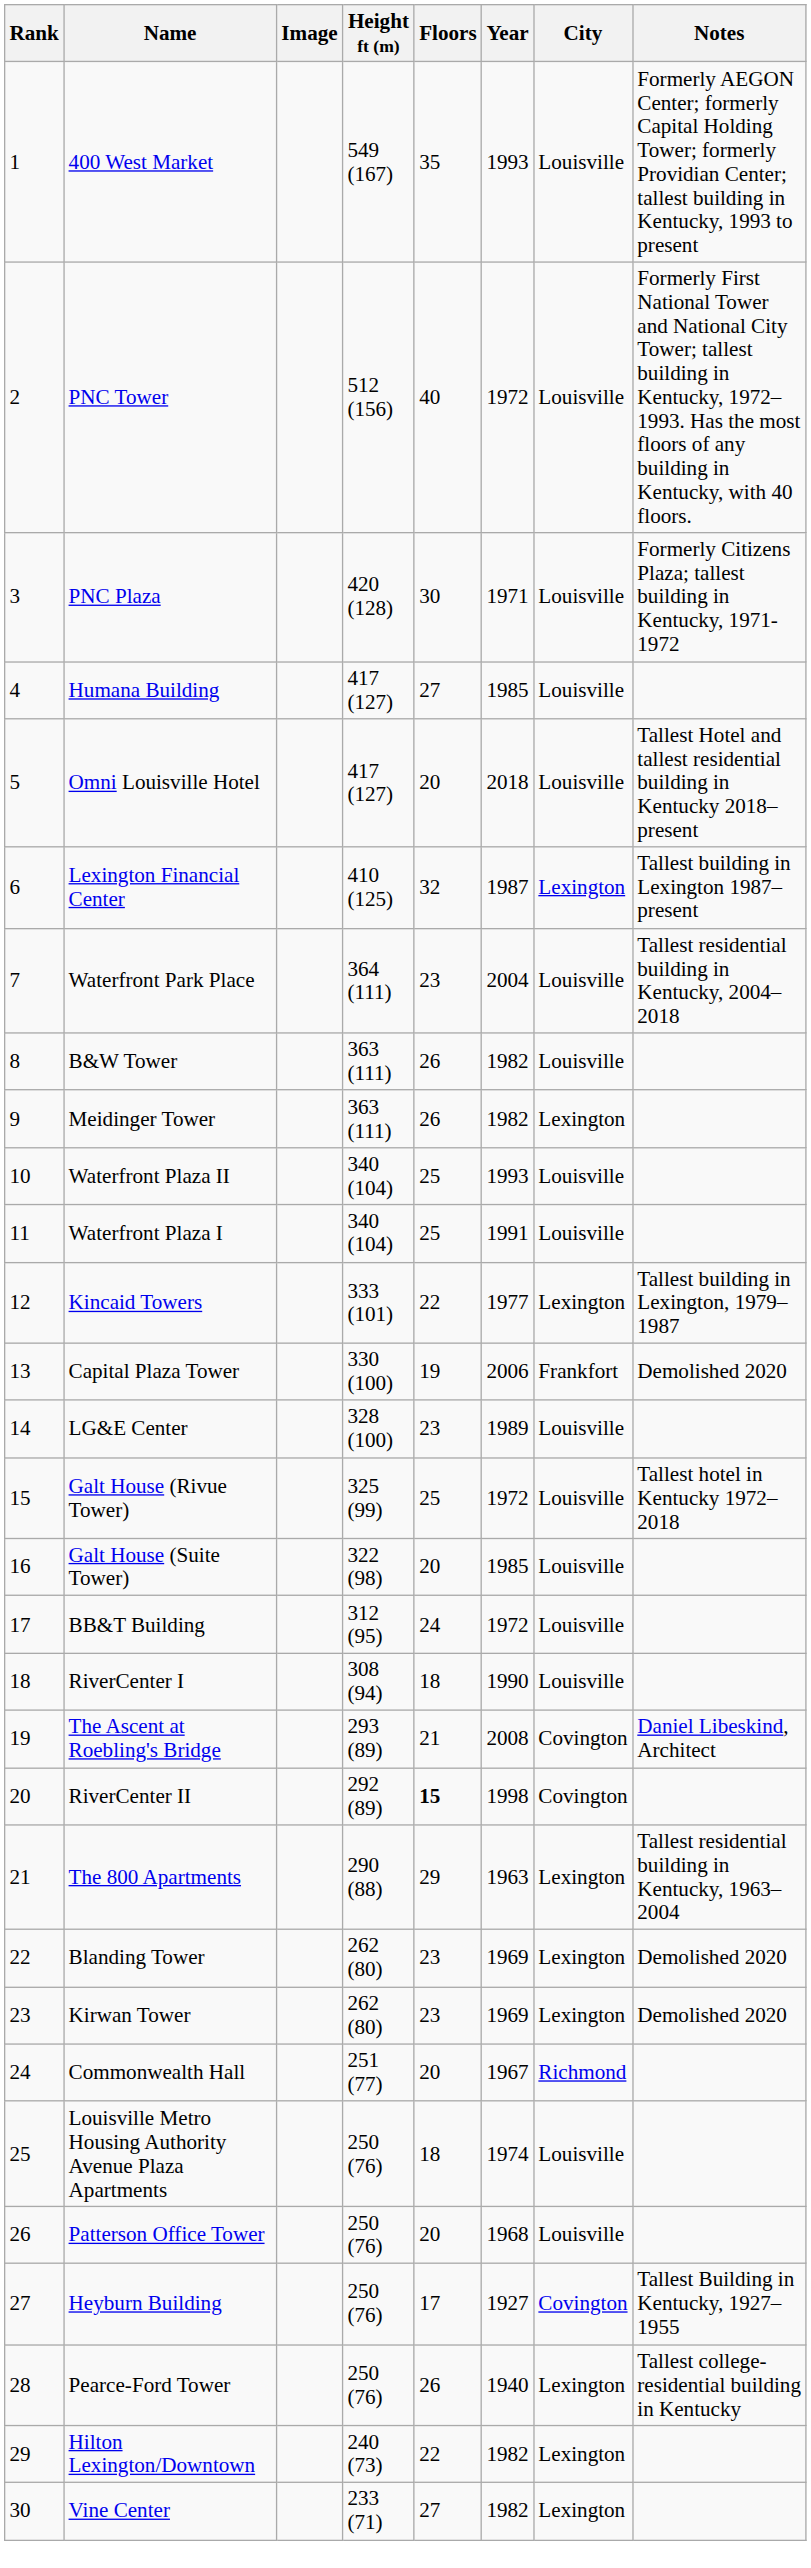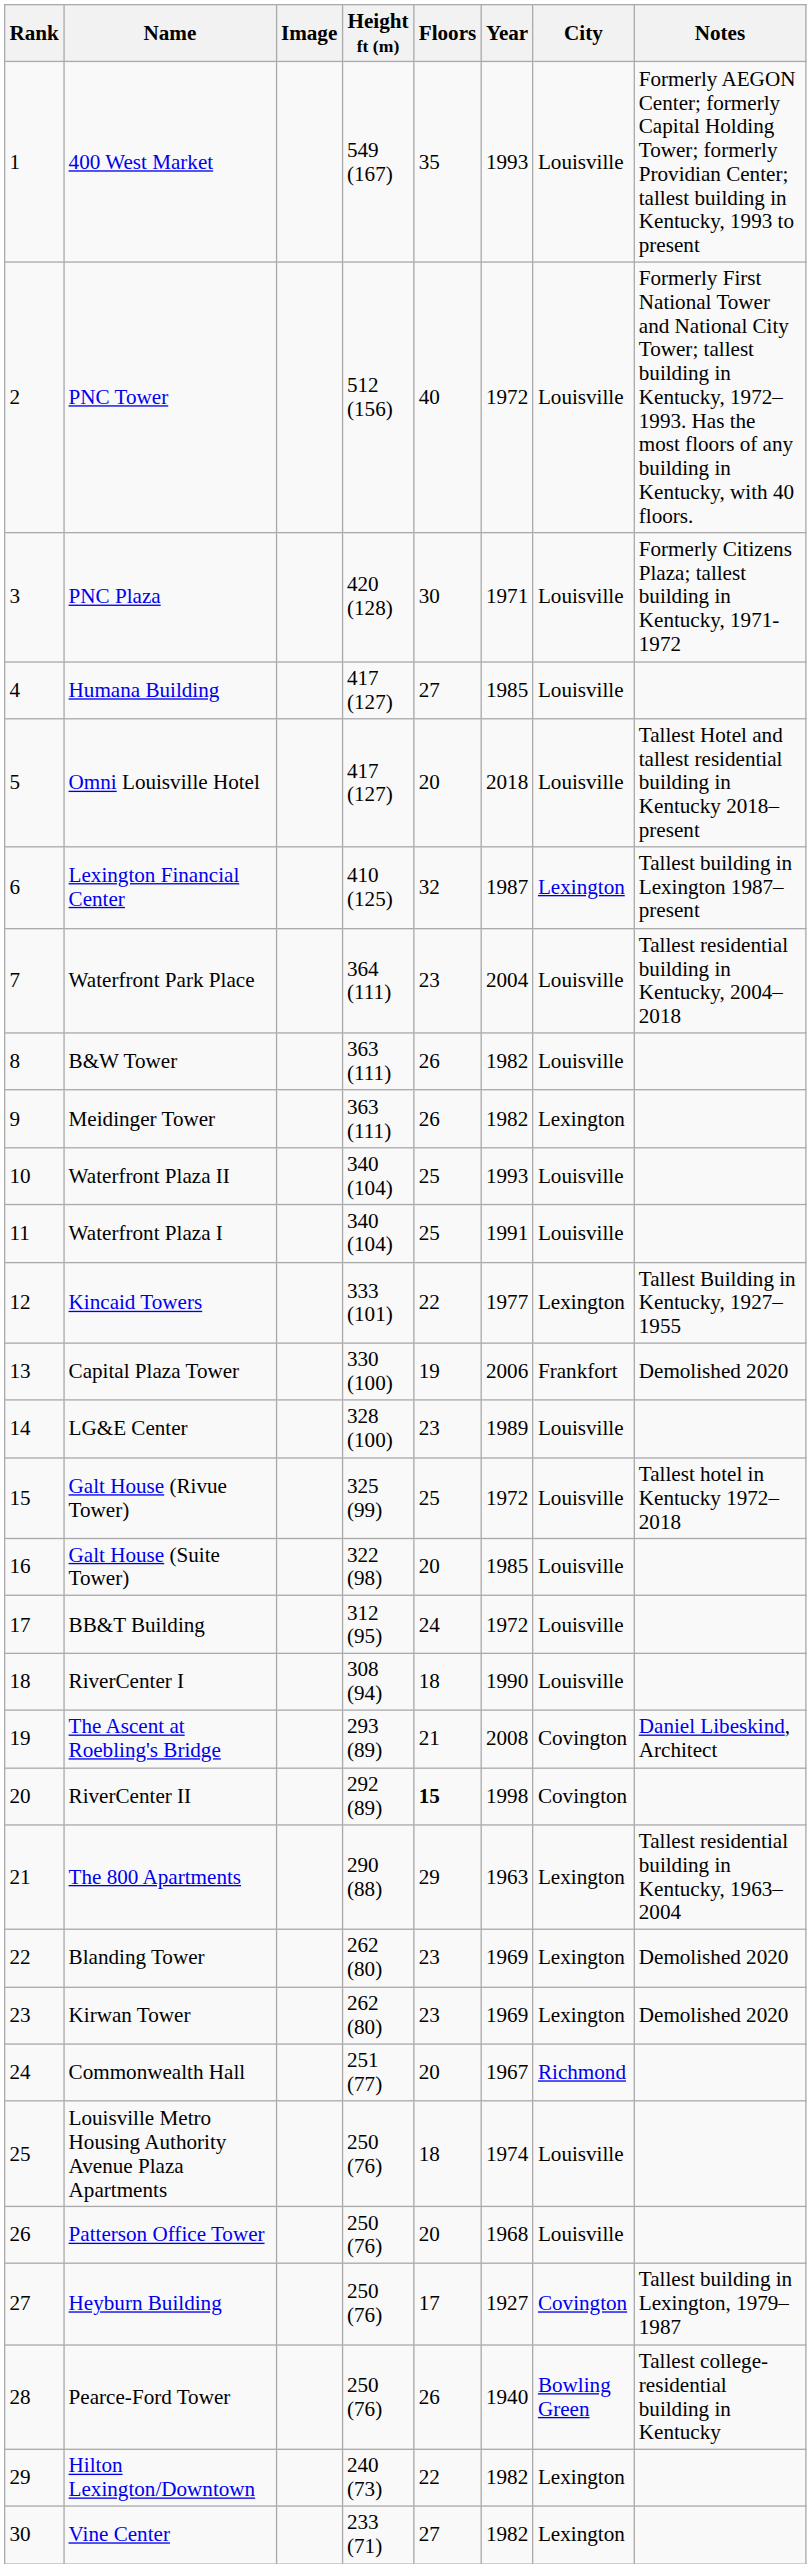(714, 1302) Tallest building in Lexington, 1979–1987 -> (717, 1302) Tallest Building in Kentucky, 1927–1955
(716, 2303) Tallest Building in Kentucky, 1927–1955 -> (715, 2303) Tallest building in Lexington, 1979–1987
(582, 2384) Lexington -> (574, 2396) Bowling Green
